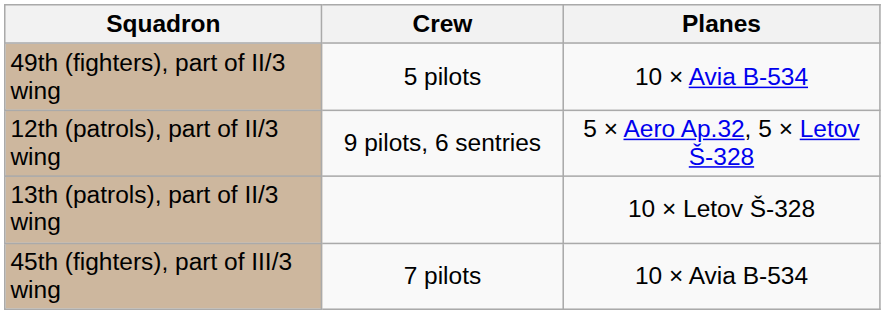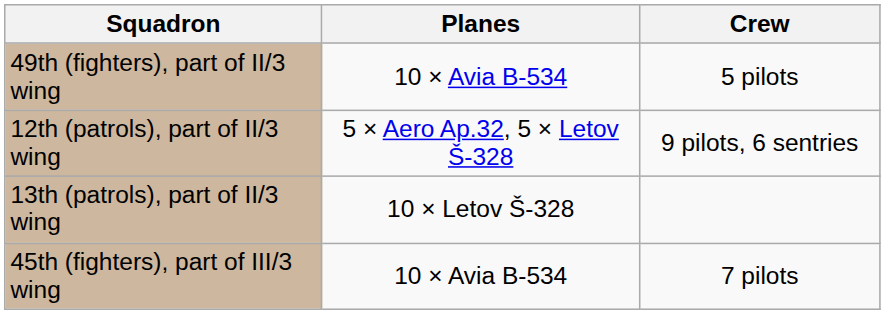columns swapped: (721, 23) <-> (442, 23)
